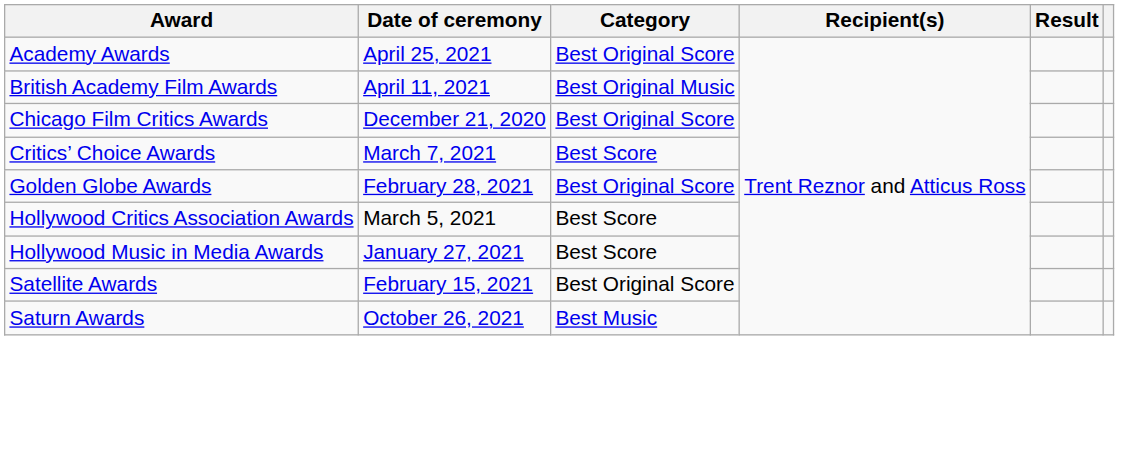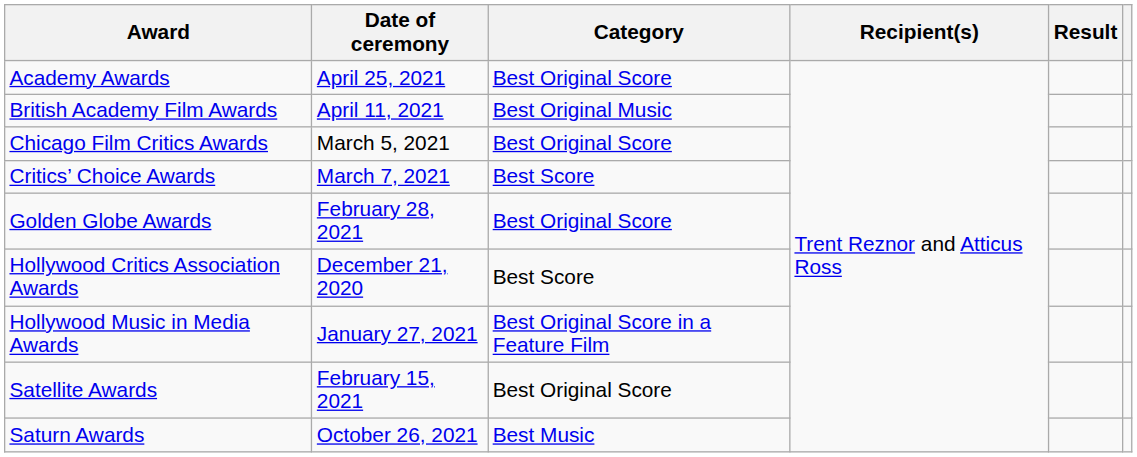(454, 119) December 21, 2020 -> (383, 143) March 5, 2021
(430, 218) March 5, 2021 -> (382, 277) December 21, 2020
(606, 251) Best Score -> (602, 333) Best Original Score in a Feature Film
